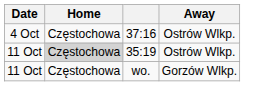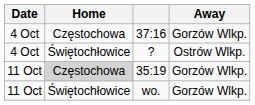(199, 33) Ostrów Wlkp. -> (209, 33) Gorzów Wlkp.
+ row: (151, 53)
(199, 53) Ostrów Wlkp. -> (209, 72) Gorzów Wlkp.
(84, 72) Częstochowa -> (89, 91) Świętochłowice
